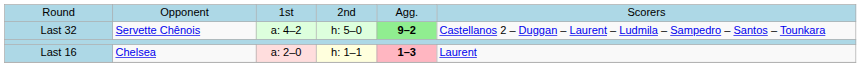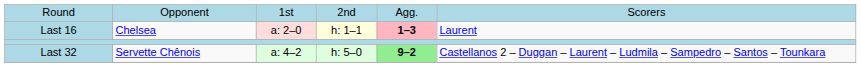rows swapped: (59, 30) <-> (59, 53)
